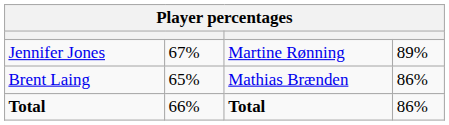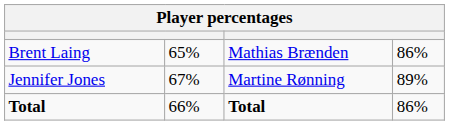rows swapped: (57, 52) <-> (49, 79)
